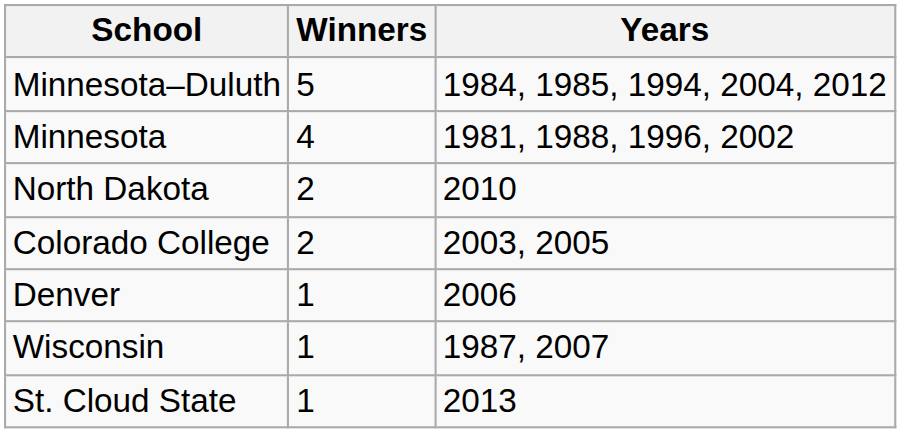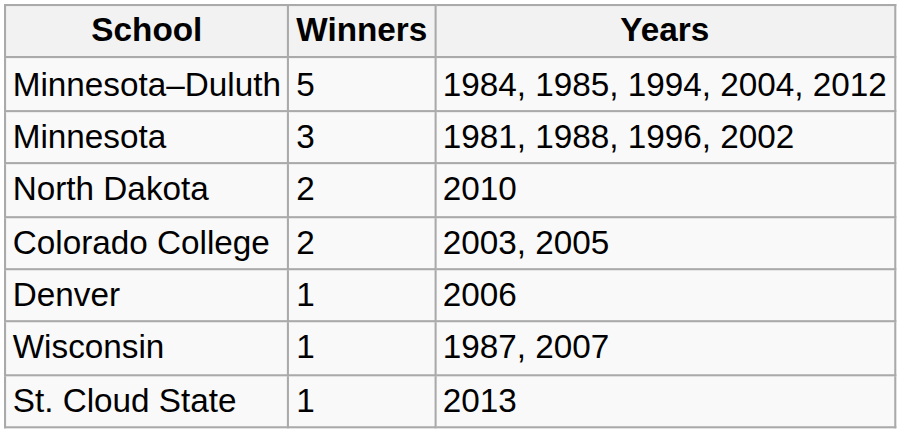(306, 136) 4 -> (306, 136) 3
